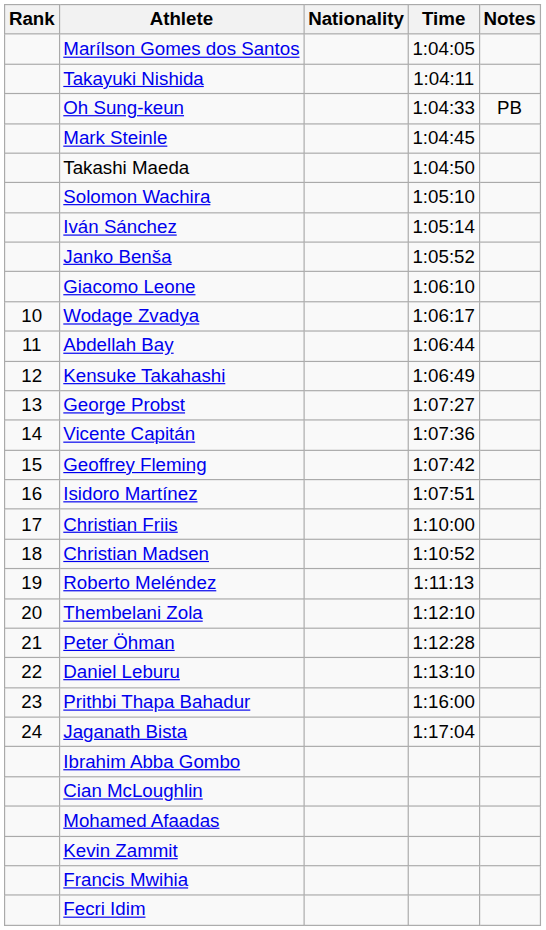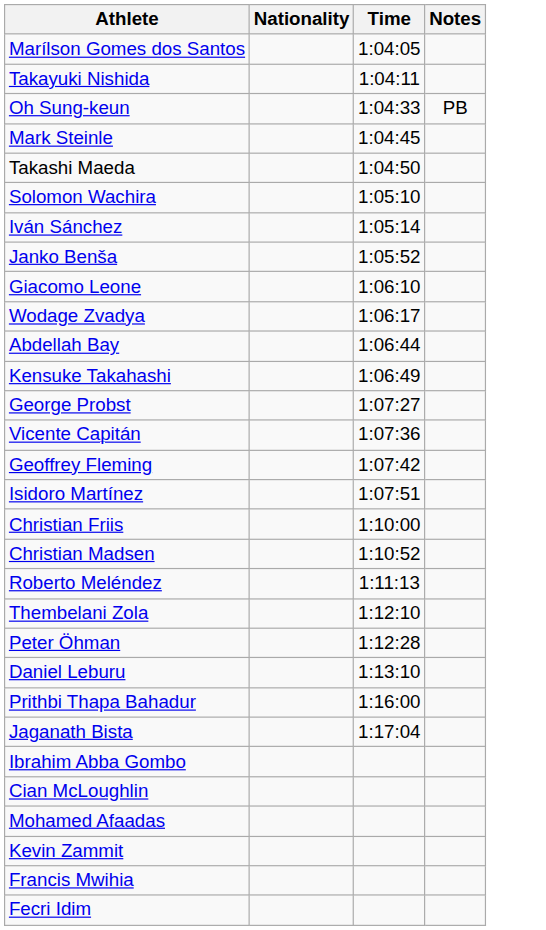- column: (32, 19)
